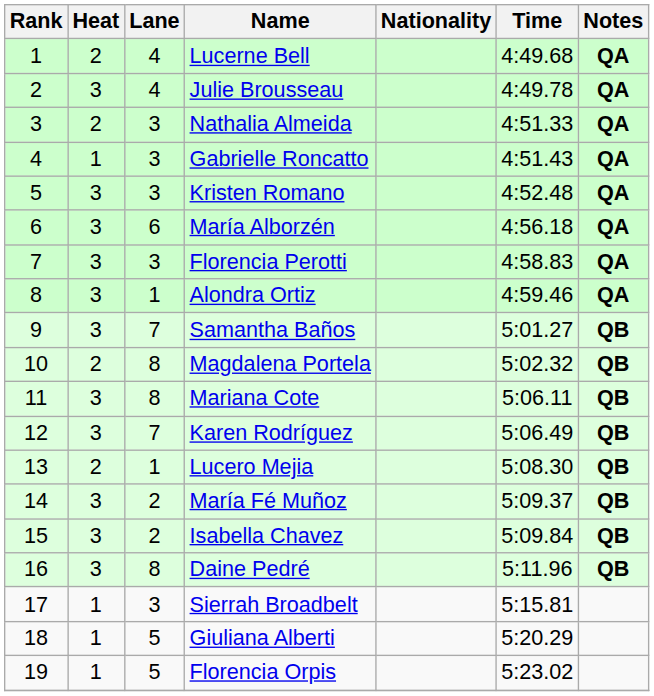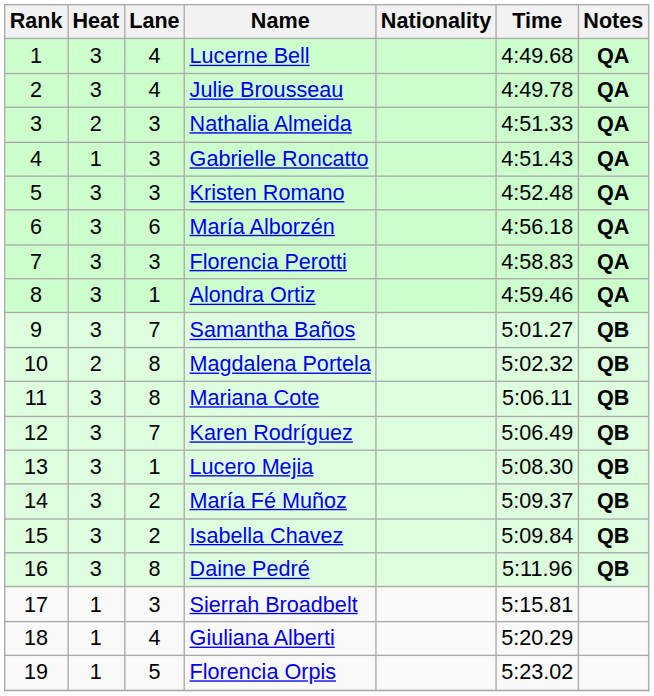(96, 55) 2 -> (96, 55) 3
(96, 466) 2 -> (96, 466) 3
(154, 638) 5 -> (154, 638) 4
